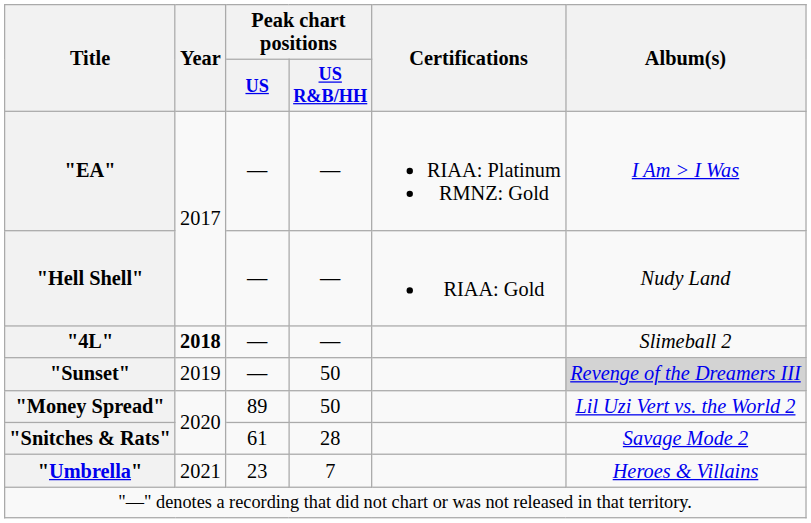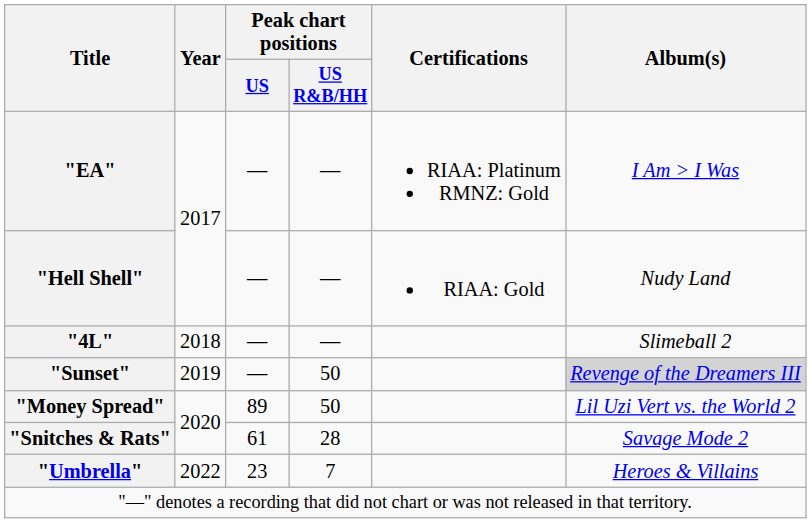(200, 341) bold -> (200, 341) normal
(200, 470) 2021 -> (200, 470) 2022
